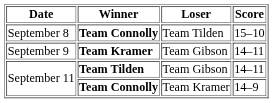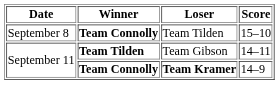- row: (38, 51)
(196, 87) normal -> (199, 69) bold
